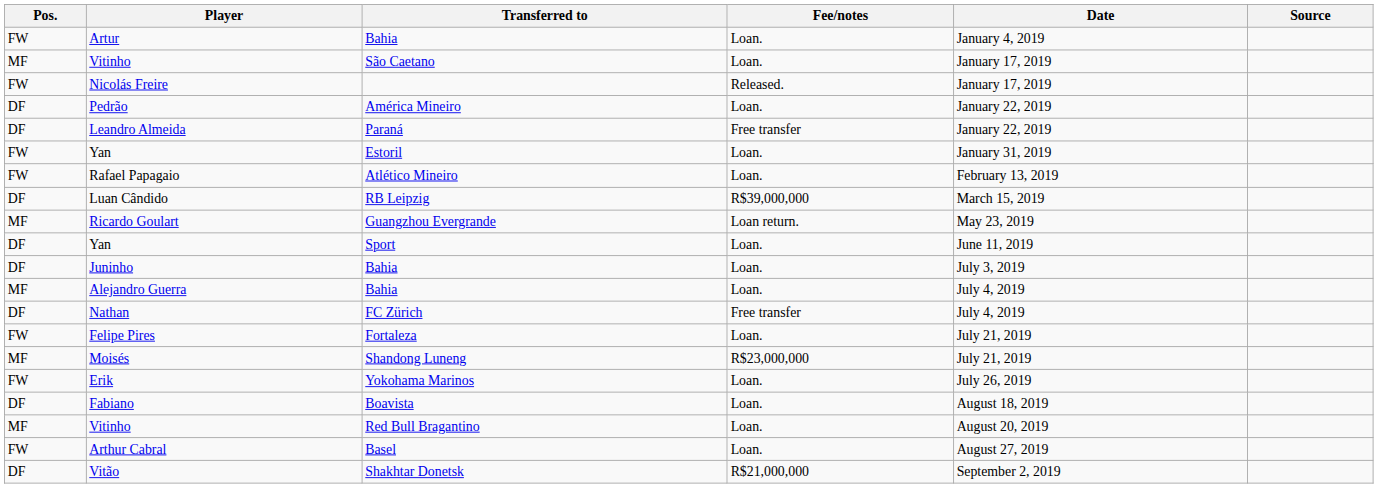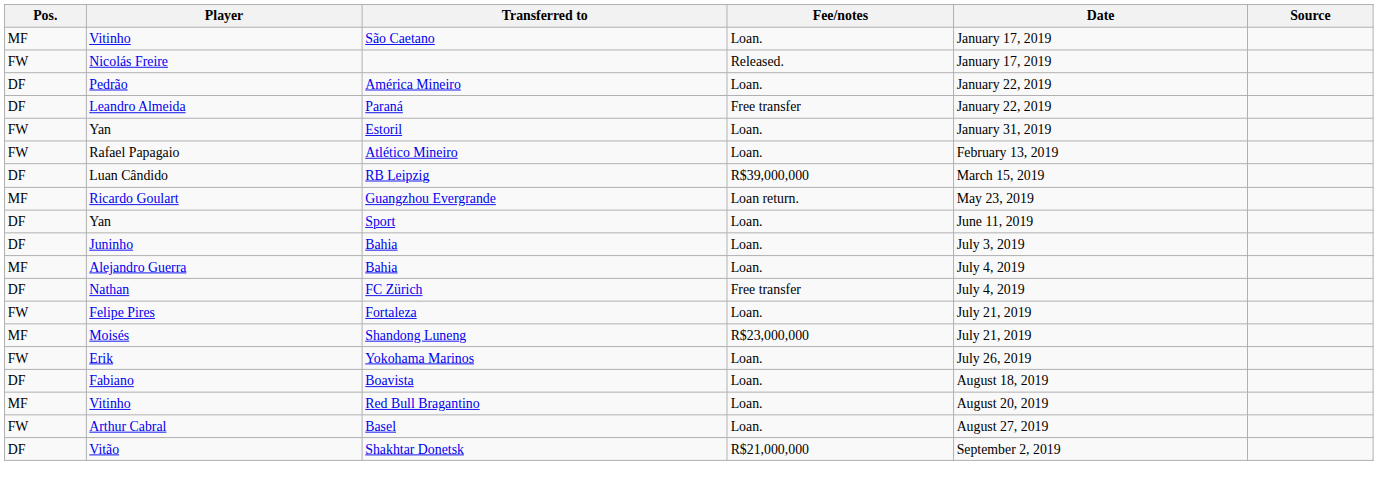- row: (104, 38)
